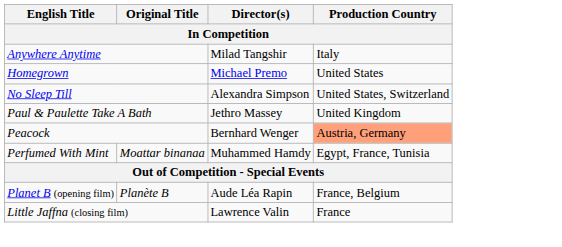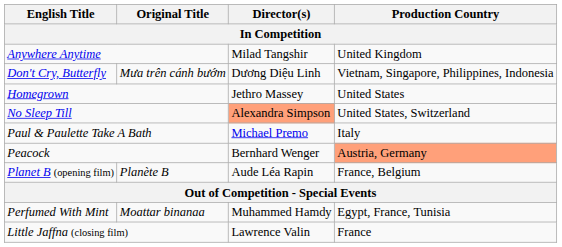(328, 53) Italy -> (379, 53) United Kingdom
+ row: (57, 73)
(249, 73) Michael Premo -> (267, 93) Jethro Massey
(260, 93) no background -> (281, 113) lightsalmon background
(246, 113) Jethro Massey -> (270, 133) Michael Premo
(359, 113) United Kingdom -> (349, 133) Italy
rows swapped: (58, 152) <-> (61, 192)
